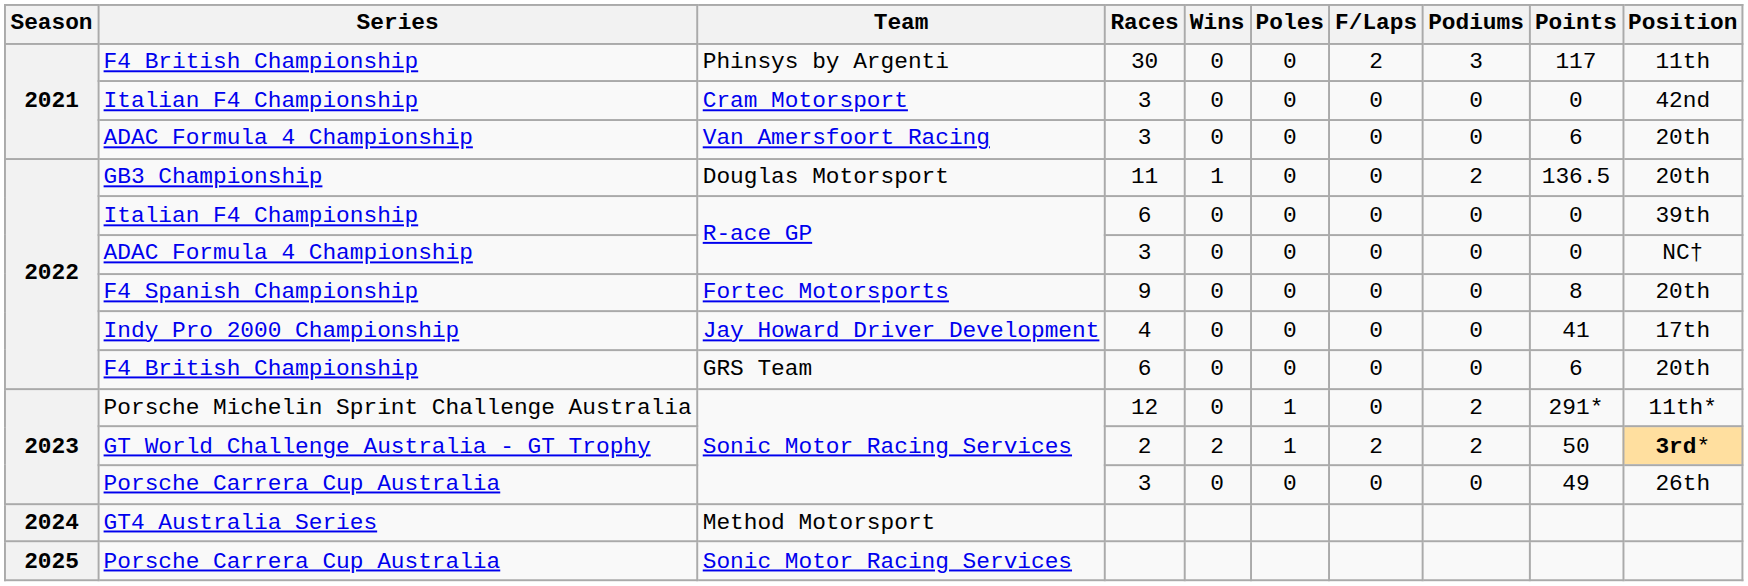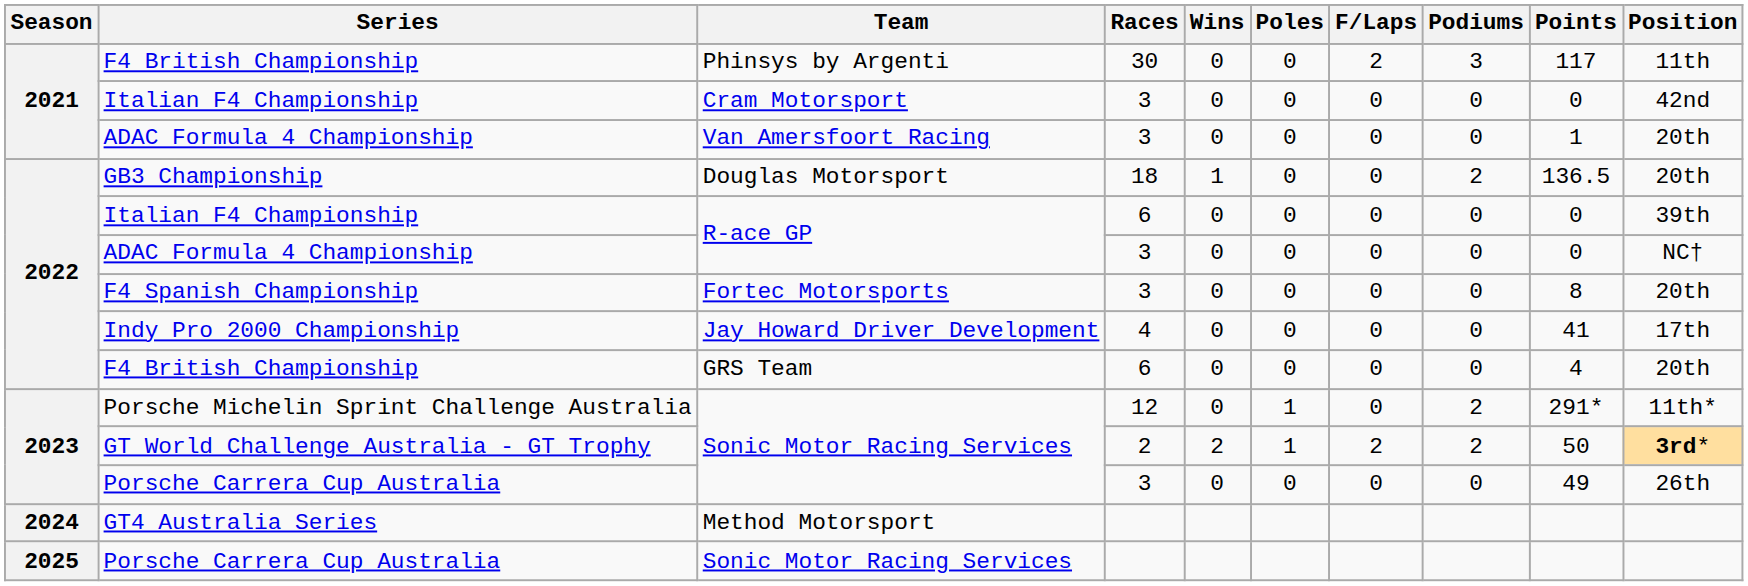(1576, 139) 6 -> (1576, 139) 1
(1145, 177) 11 -> (1145, 177) 18
(1145, 292) 9 -> (1145, 292) 3
(1576, 369) 6 -> (1576, 369) 4
